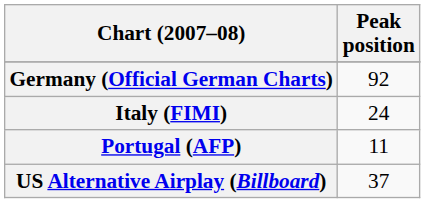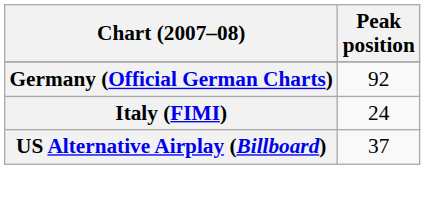- row: (171, 146)
